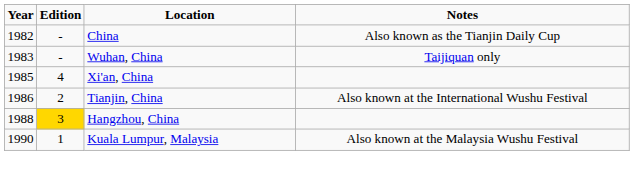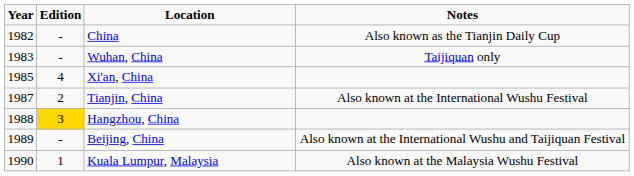(21, 98) 1986 -> (21, 98) 1987
+ row: (126, 139)
